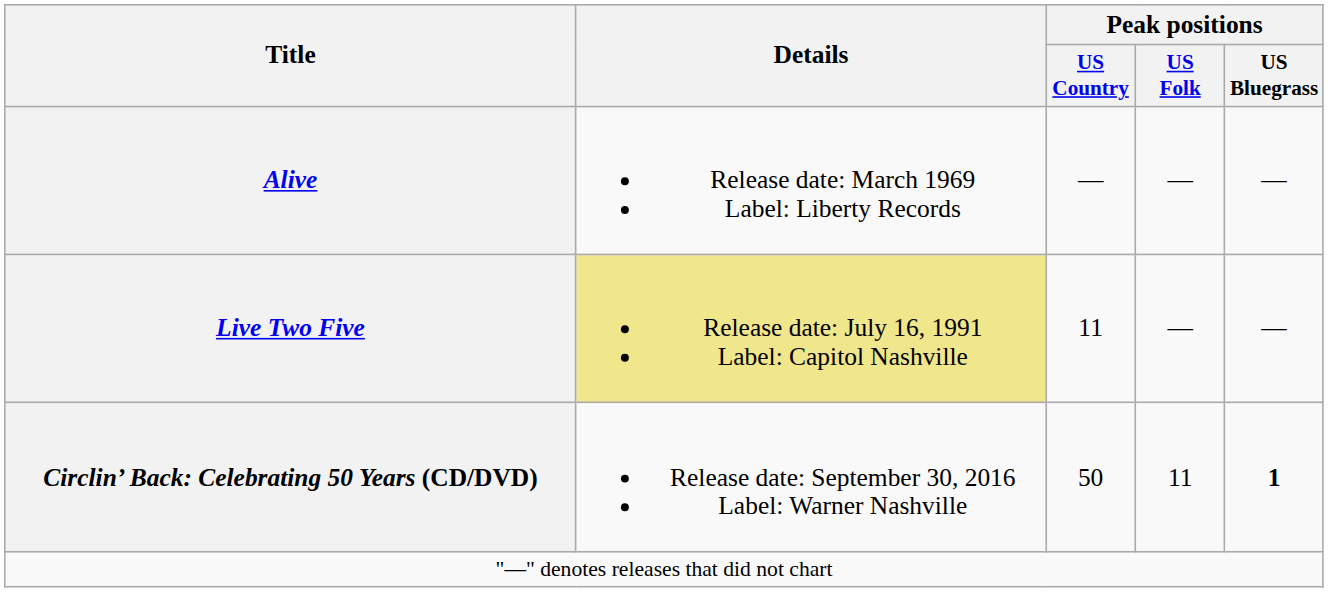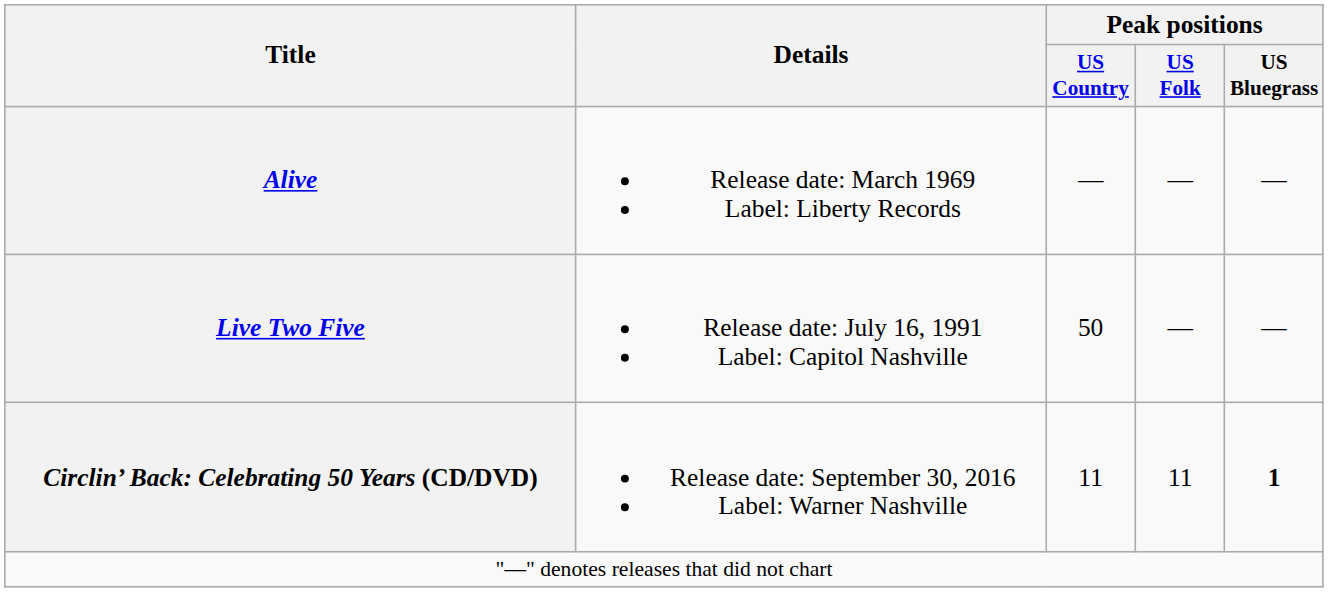(811, 343) khaki background -> (811, 343) no background
(1091, 328) 11 -> (1091, 328) 50
(1091, 476) 50 -> (1091, 476) 11
